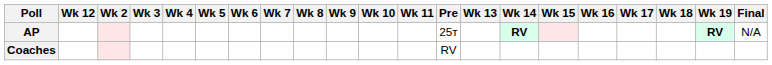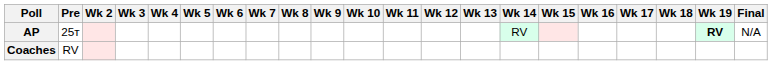columns swapped: (448, 13) <-> (78, 13)
(519, 32) bold -> (519, 32) normal
